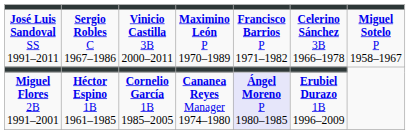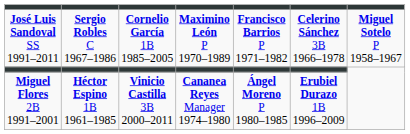(147, 38) Vinicio Castilla 3B 2000–2011 -> (147, 38) Cornelio García 1B 1985–2005
(147, 100) Cornelio García 1B 1985–2005 -> (147, 100) Vinicio Castilla 3B 2000–2011
(262, 100) lavender background -> (262, 100) no background
